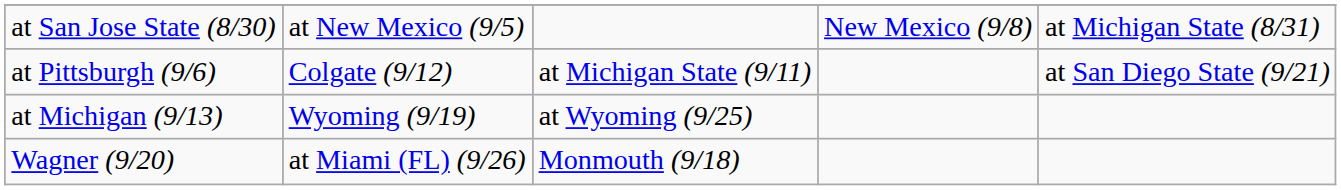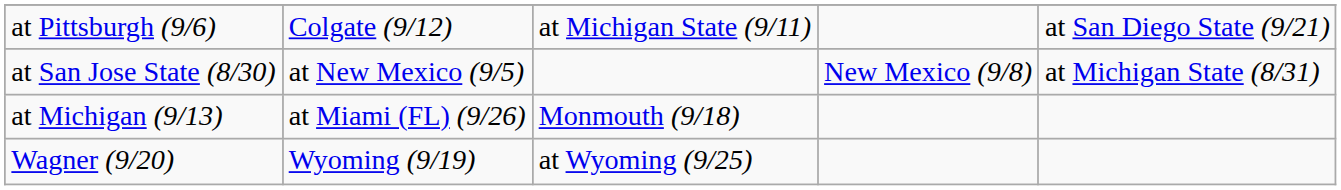rows swapped: (144, 26) <-> (114, 71)
(382, 116) Wyoming (9/19) -> (407, 116) at Miami (FL) (9/26)
(646, 116) at Wyoming (9/25) -> (639, 116) Monmouth (9/18)
(407, 160) at Miami (FL) (9/26) -> (382, 160) Wyoming (9/19)
(639, 160) Monmouth (9/18) -> (646, 160) at Wyoming (9/25)
